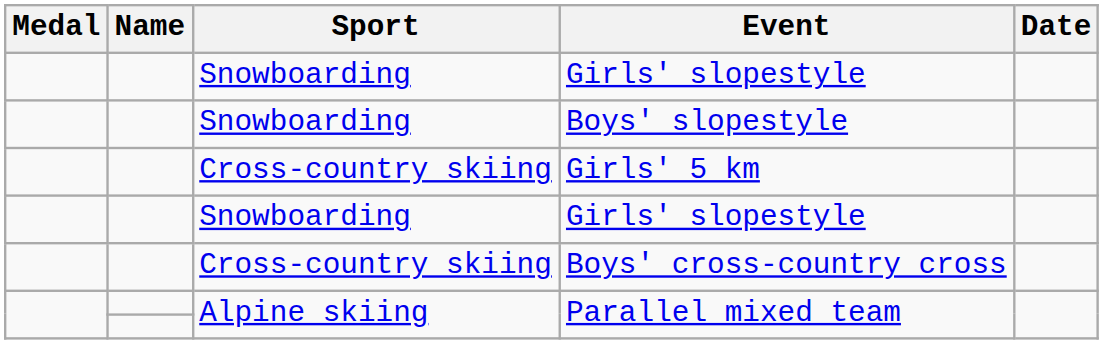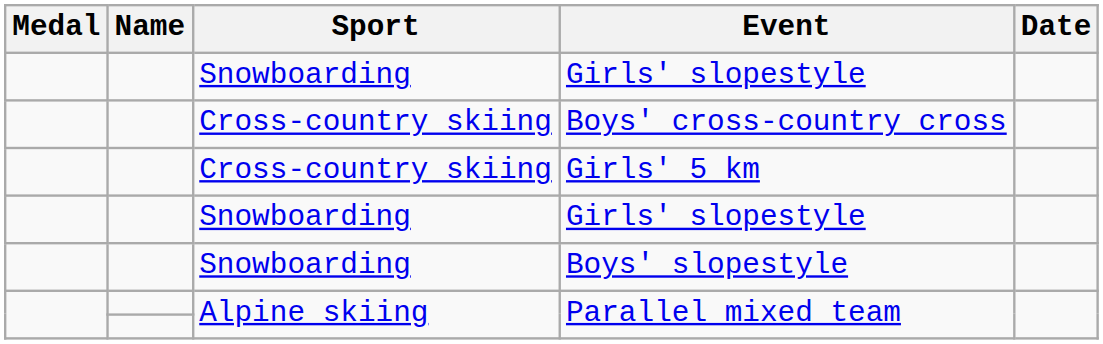rows swapped: (376, 267) <-> (305, 124)
